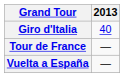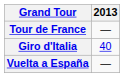rows swapped: (48, 30) <-> (48, 47)
